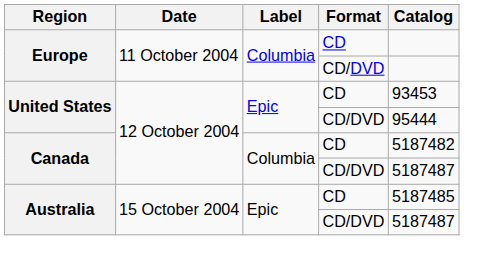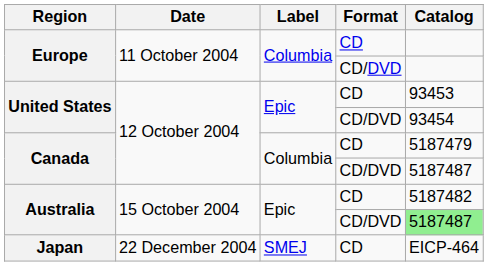(414, 119) 95444 -> (431, 119) 93454
(423, 145) 5187482 -> (440, 145) 5187479
(423, 196) 5187485 -> (440, 196) 5187482
(423, 222) no background -> (440, 222) lightgreen background
+ row: (60, 247)
